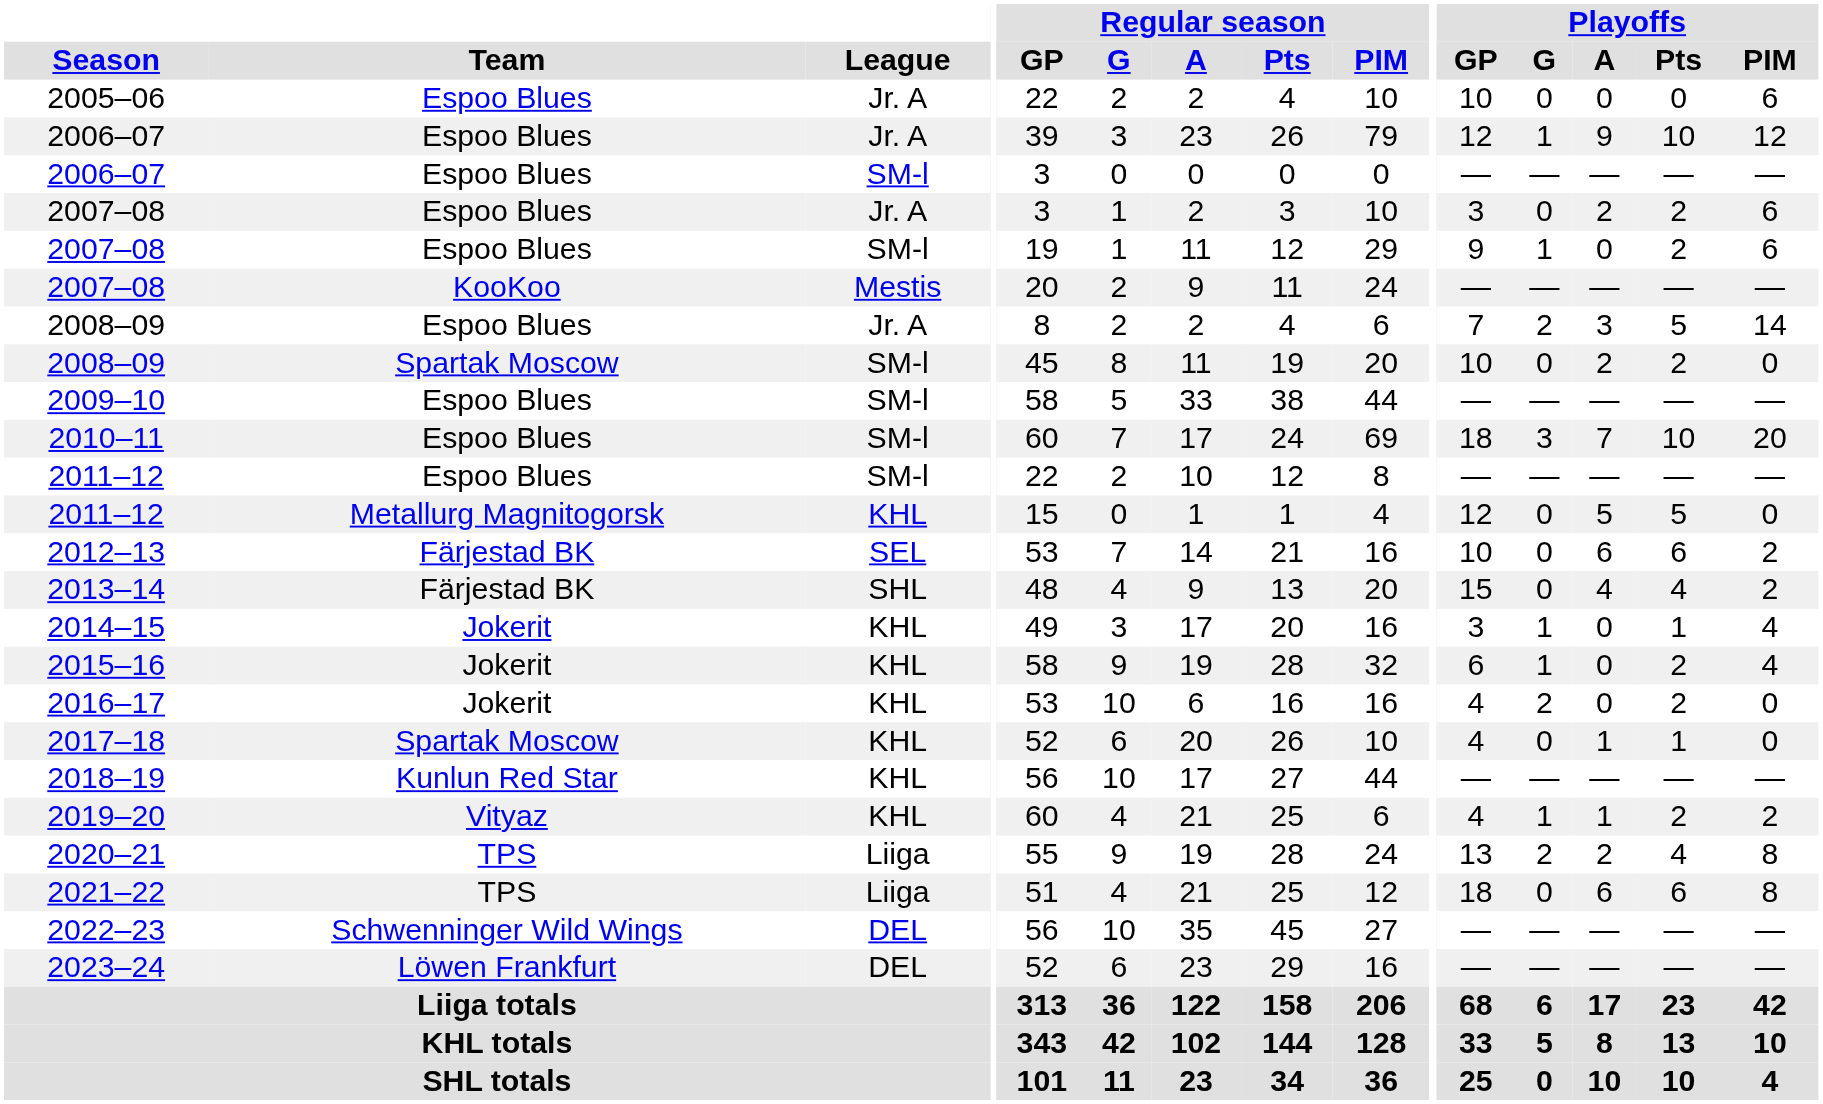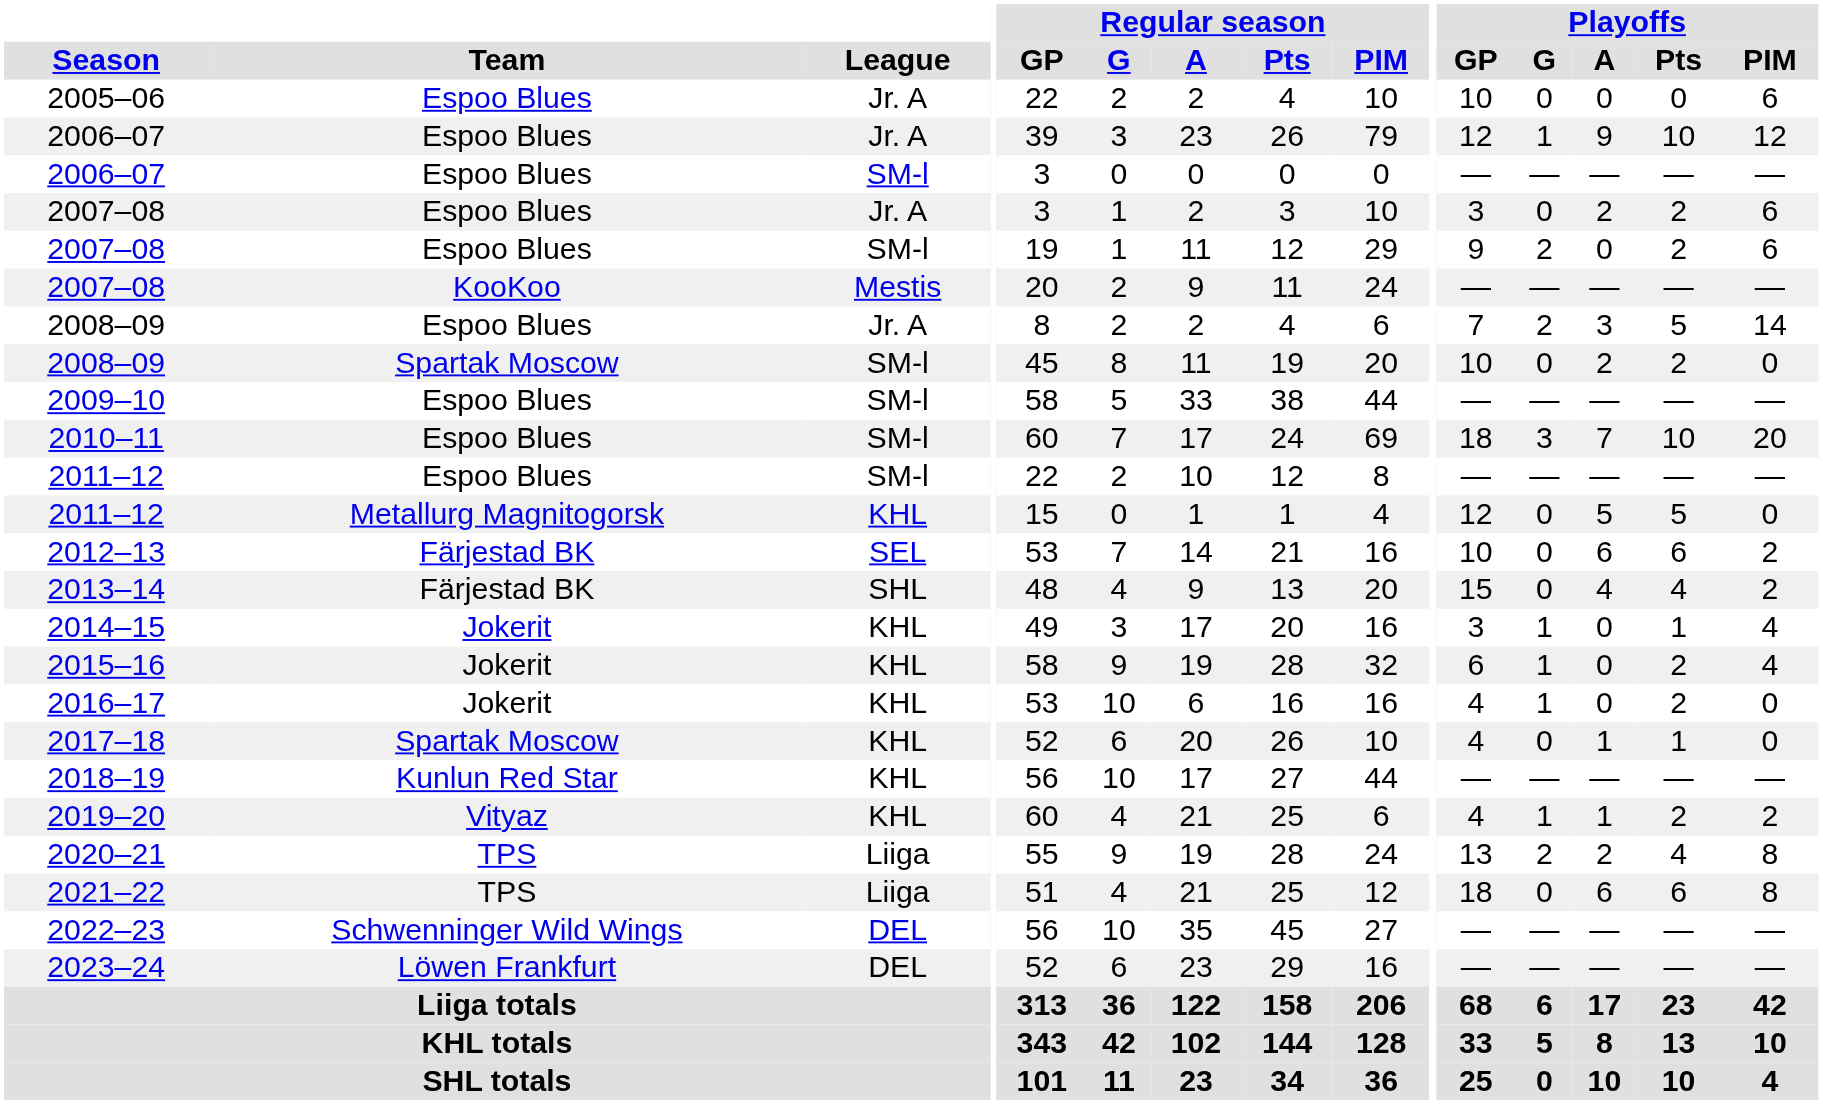(1544, 249) 1 -> (1544, 249) 2
(1544, 702) 2 -> (1544, 702) 1
